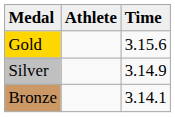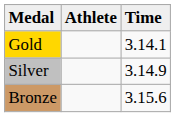(146, 44) 3.15.6 -> (146, 44) 3.14.1
(146, 97) 3.14.1 -> (146, 97) 3.15.6
